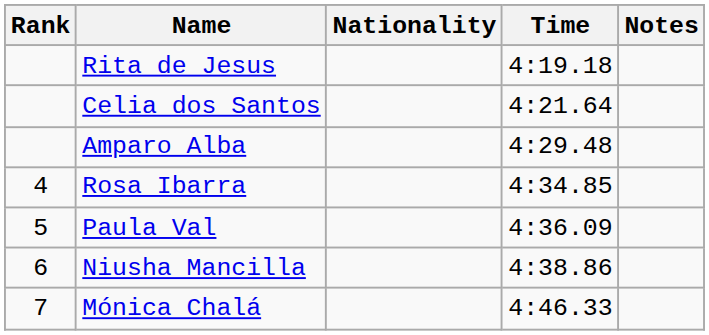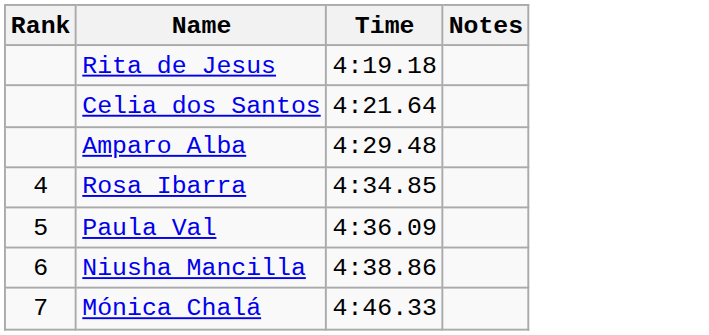- column: (415, 25)
